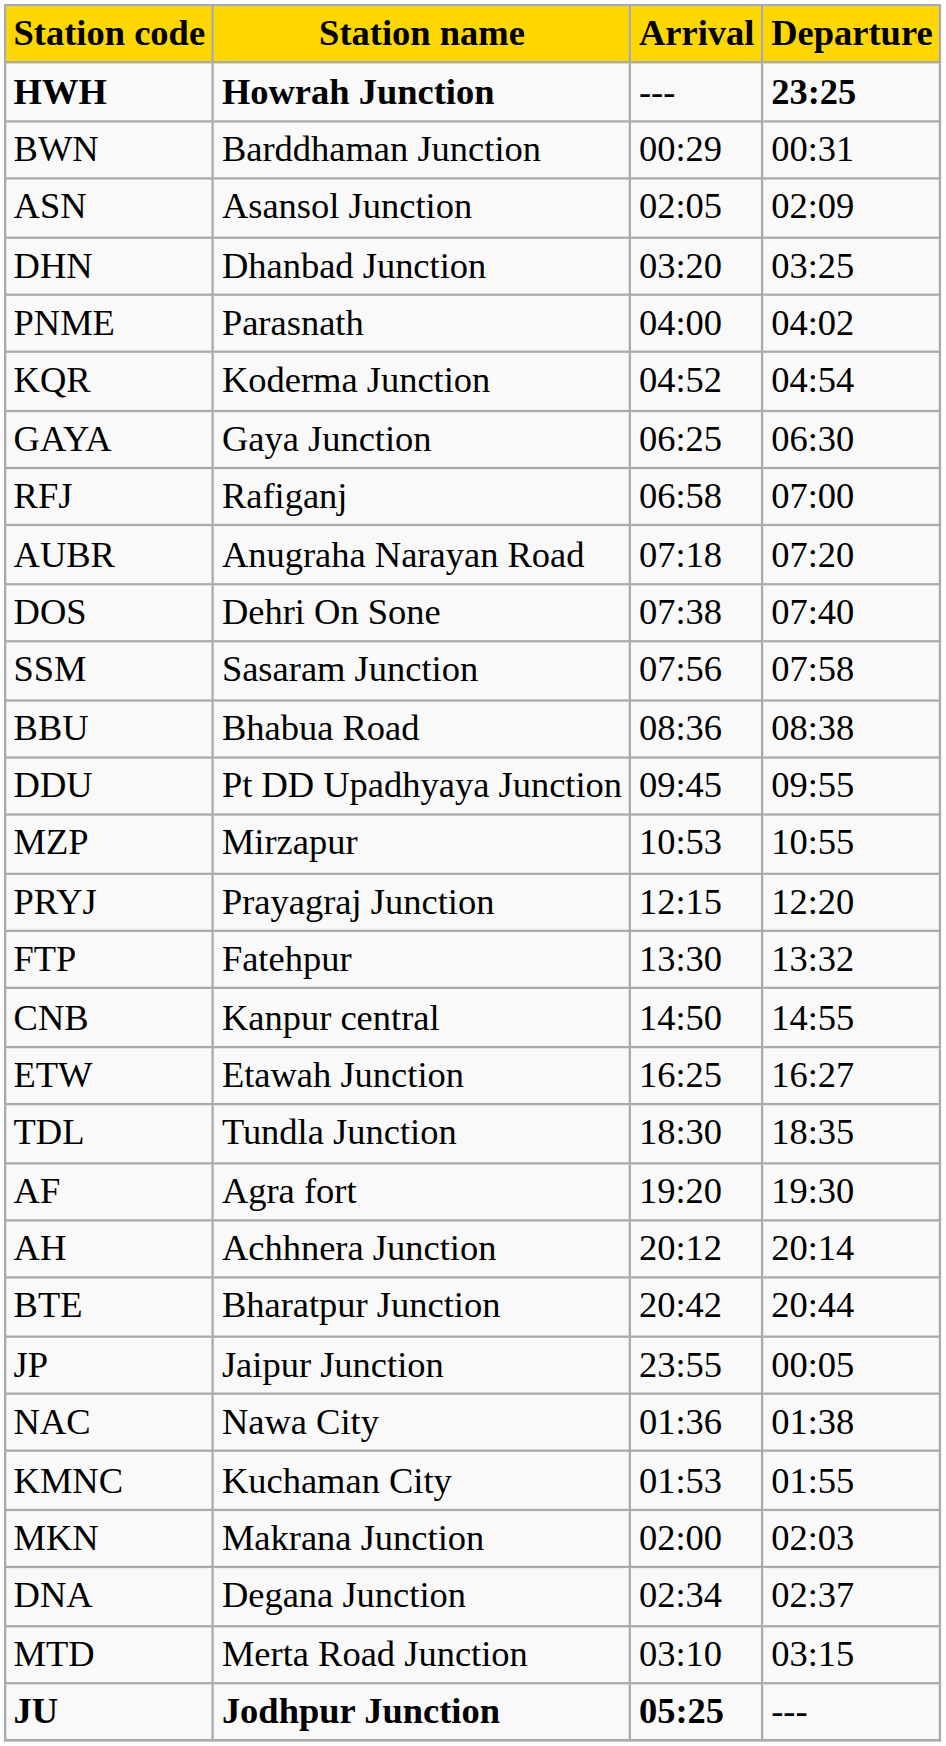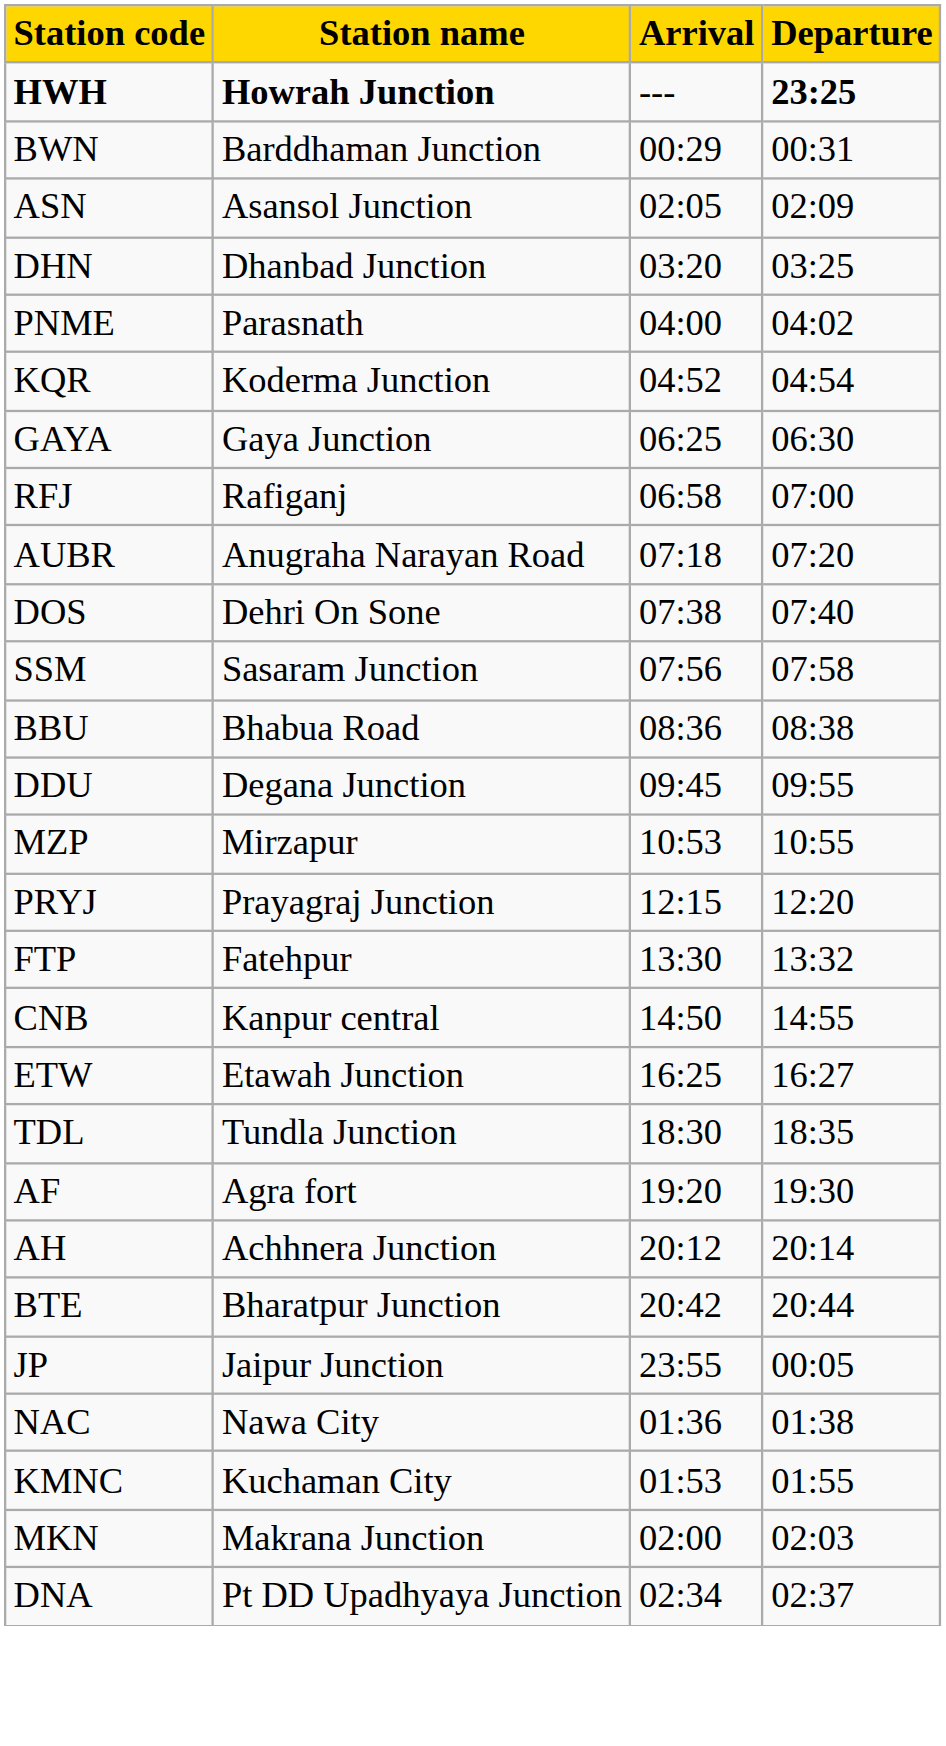(422, 785) Pt DD Upadhyaya Junction -> (344, 785) Degana Junction
(344, 1595) Degana Junction -> (422, 1595) Pt DD Upadhyaya Junction
- row: (54, 1653)
- row: (36, 1711)
